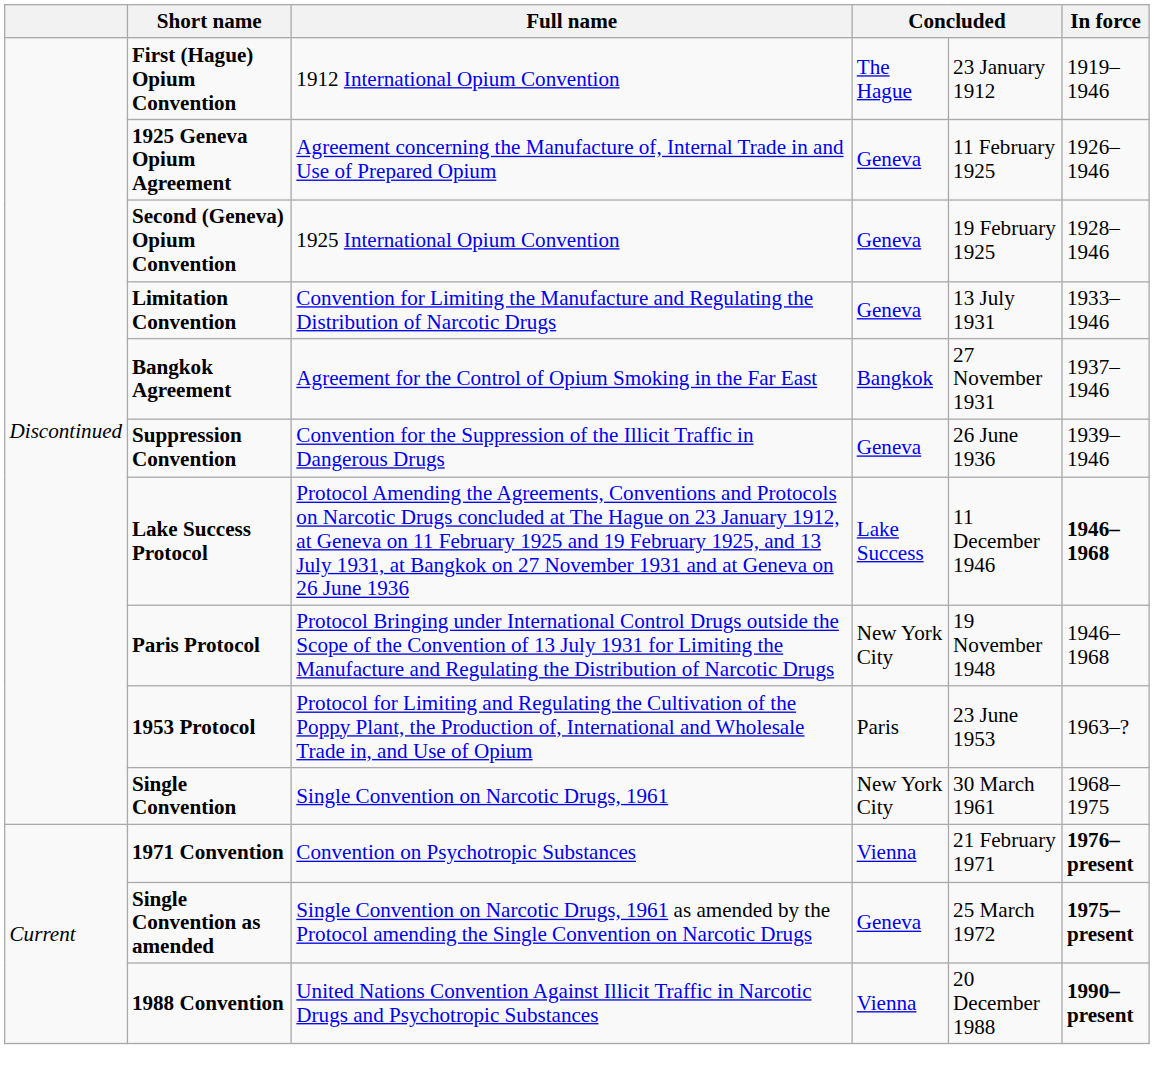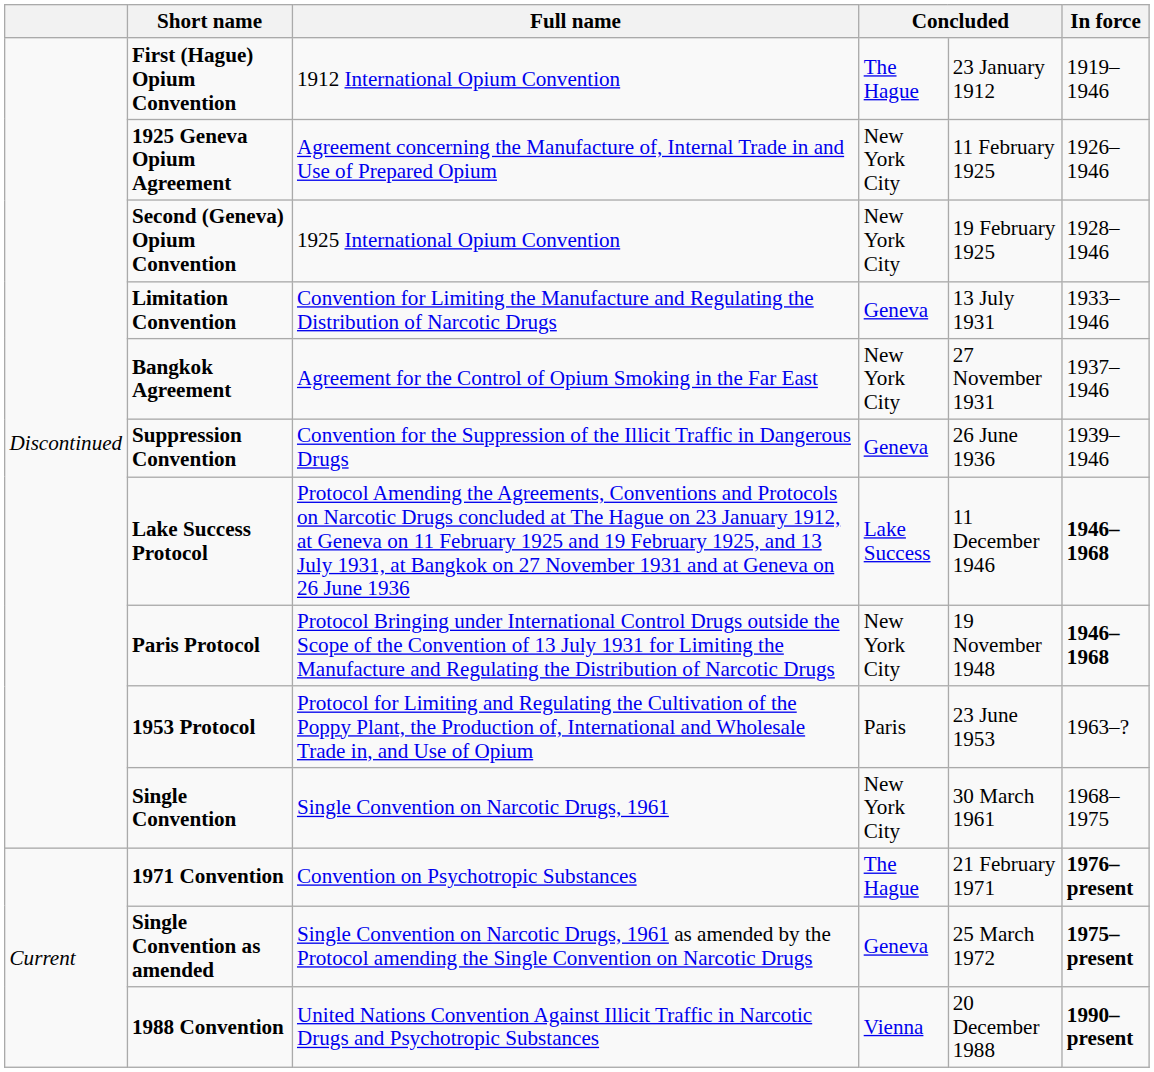(889, 159) Geneva -> (884, 159) New York City
(889, 240) Geneva -> (884, 240) New York City
(895, 378) Bangkok -> (884, 378) New York City
(1093, 645) normal -> (1093, 645) bold
(887, 853) Vienna -> (891, 876) The Hague
